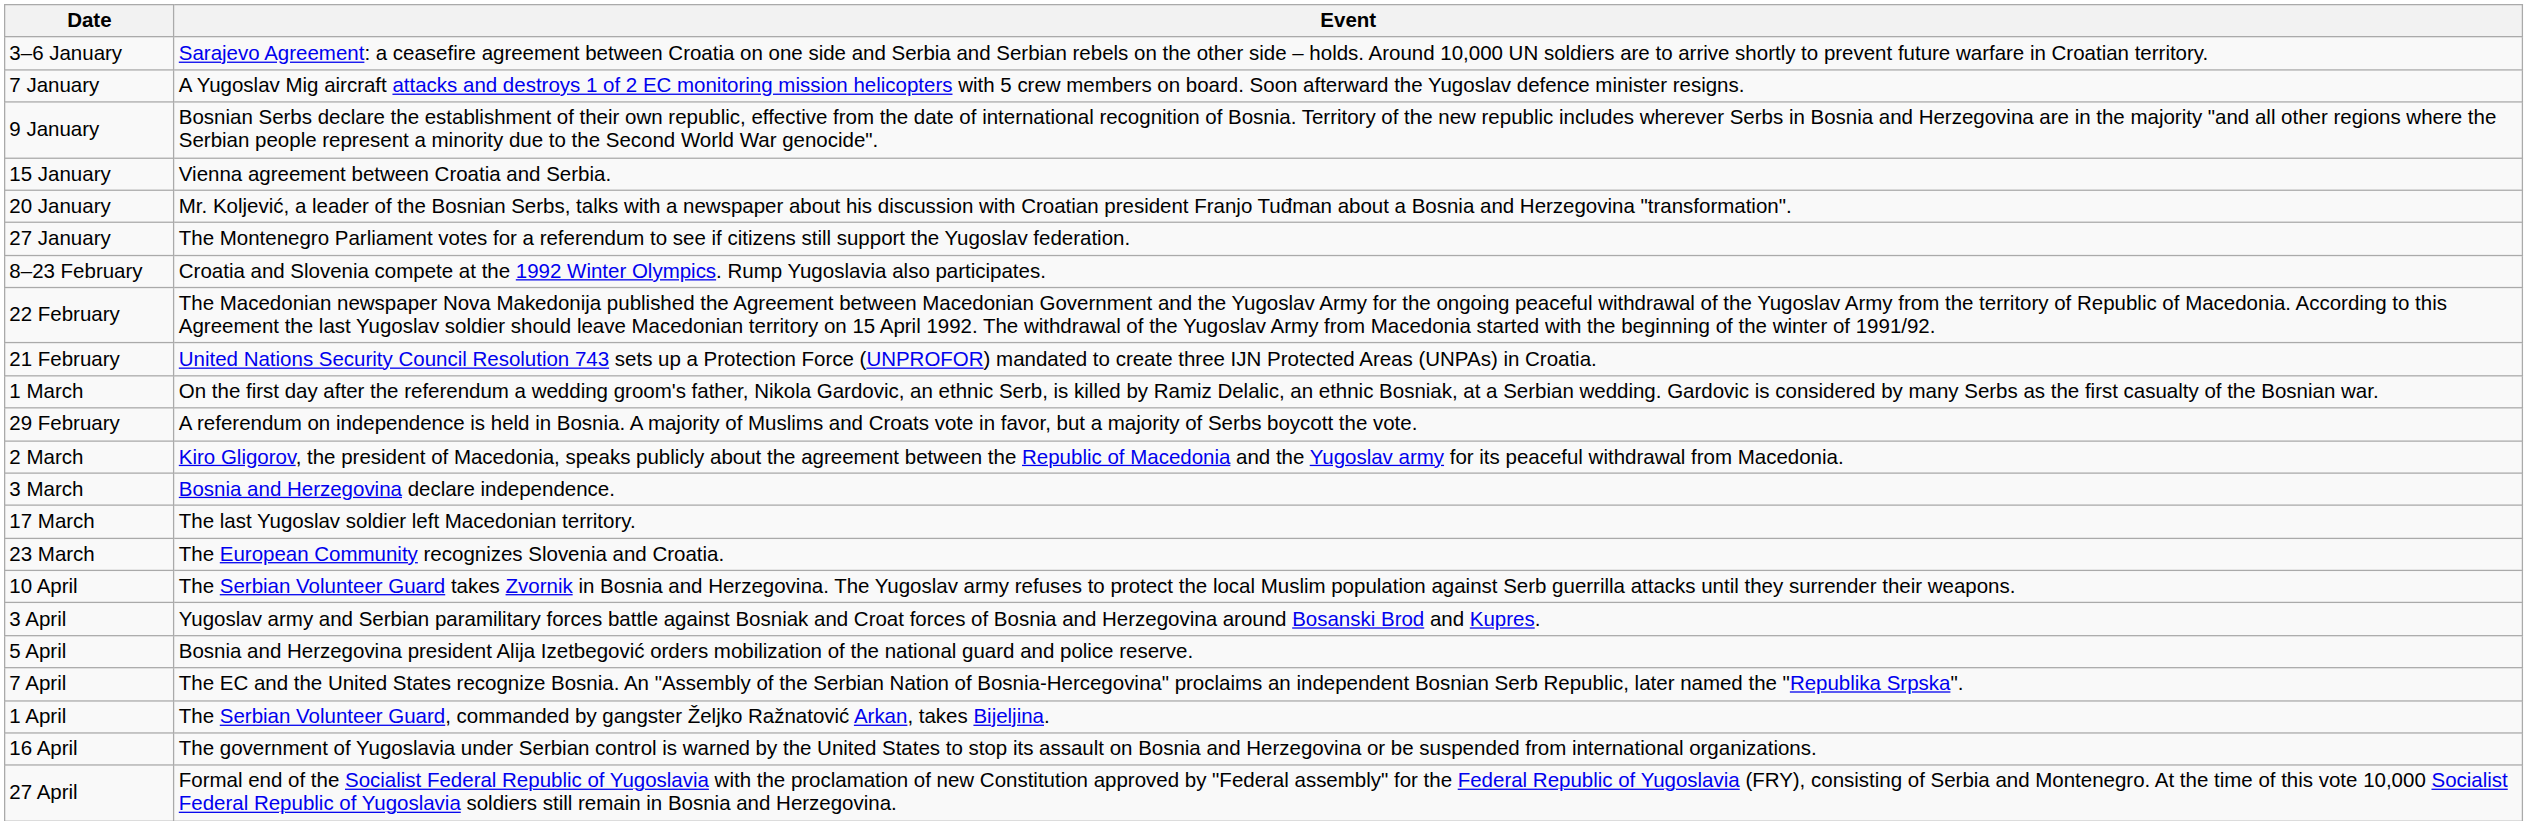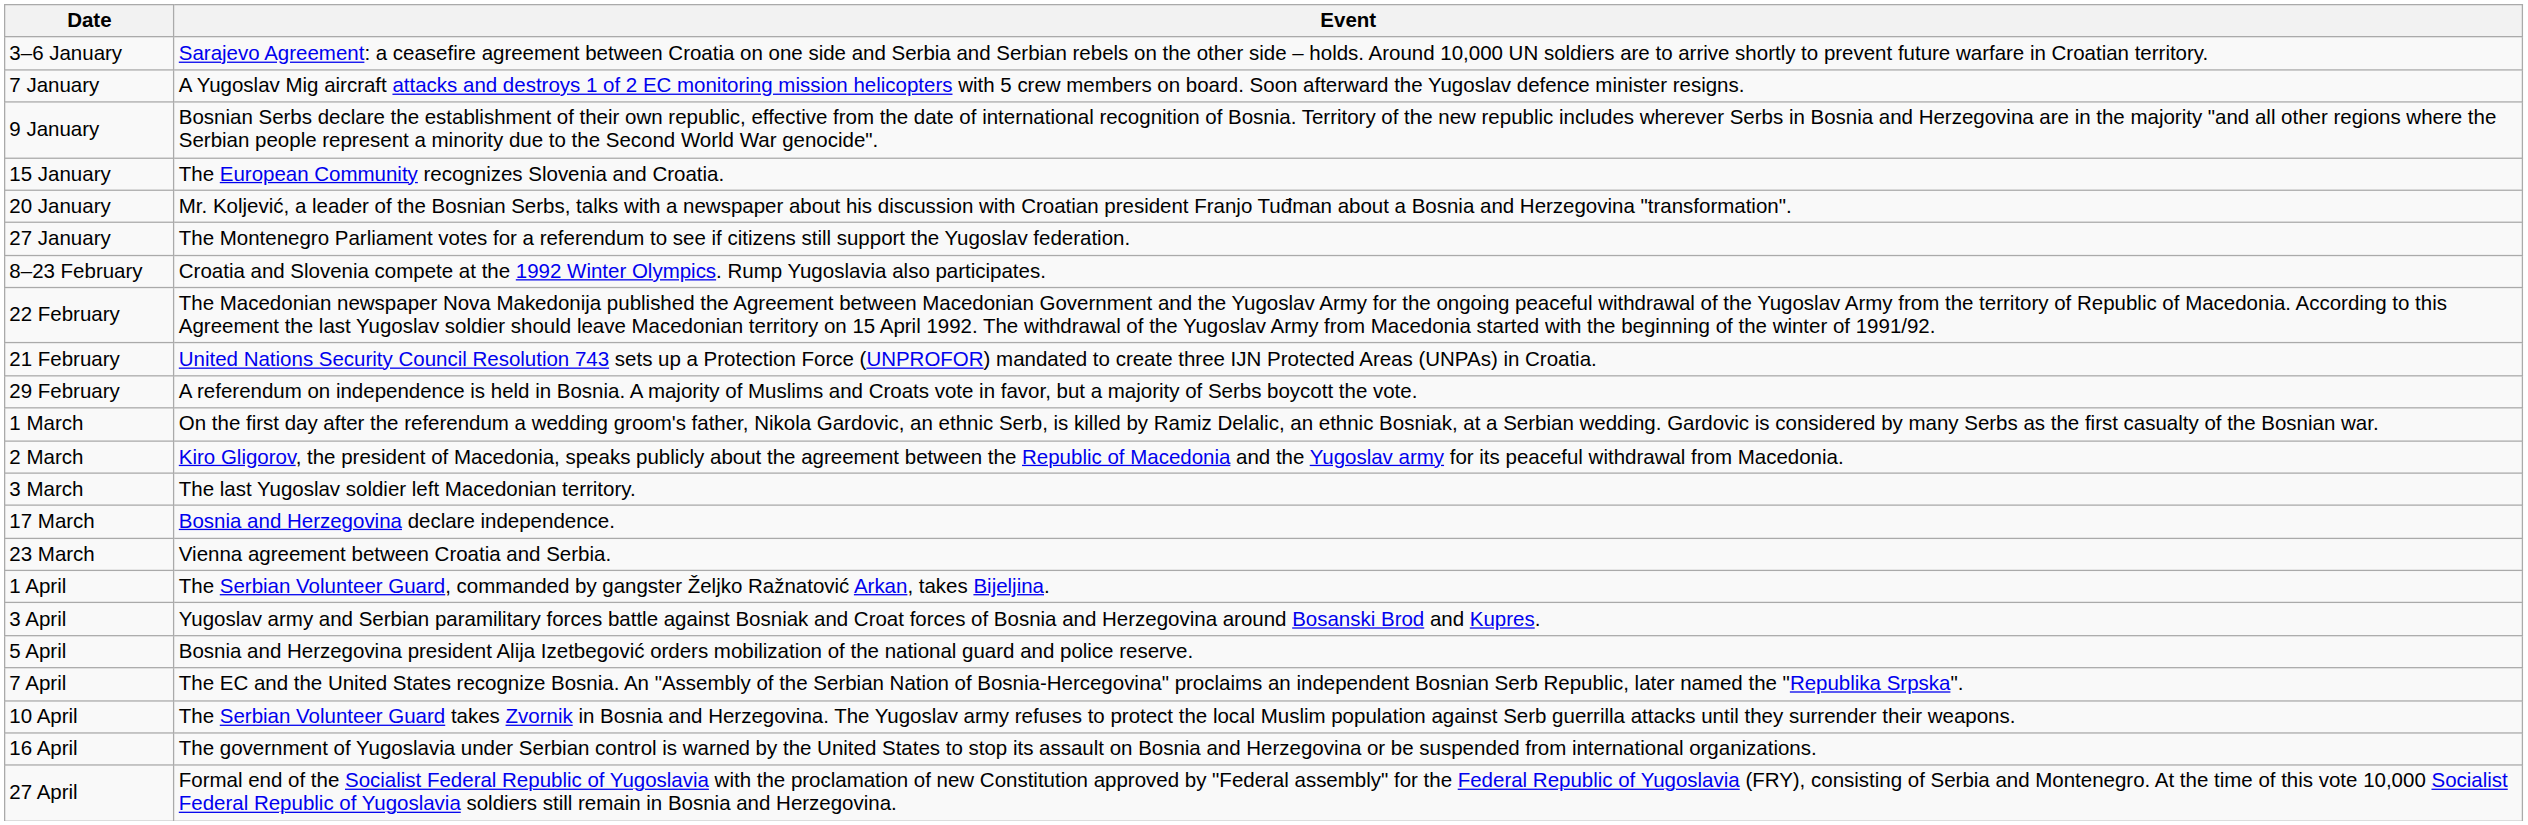(395, 173) Vienna agreement between Croatia and Serbia. -> (451, 173) The European Community recognizes Slovenia and Croatia.
rows swapped: (65, 424) <-> (46, 391)
(397, 489) Bosnia and Herzegovina declare independence. -> (407, 489) The last Yugoslav soldier left Macedonian territory.
(407, 521) The last Yugoslav soldier left Macedonian territory. -> (397, 521) Bosnia and Herzegovina declare independence.
(451, 554) The European Community recognizes Slovenia and Croatia. -> (395, 554) Vienna agreement between Croatia and Serbia.
rows swapped: (38, 716) <-> (44, 586)
